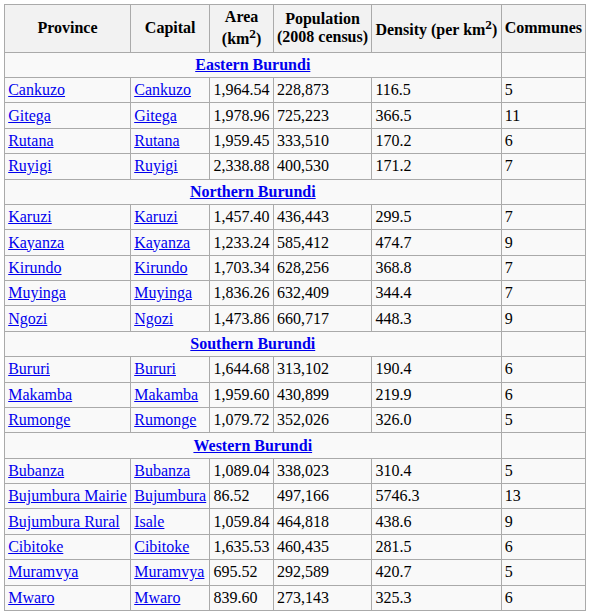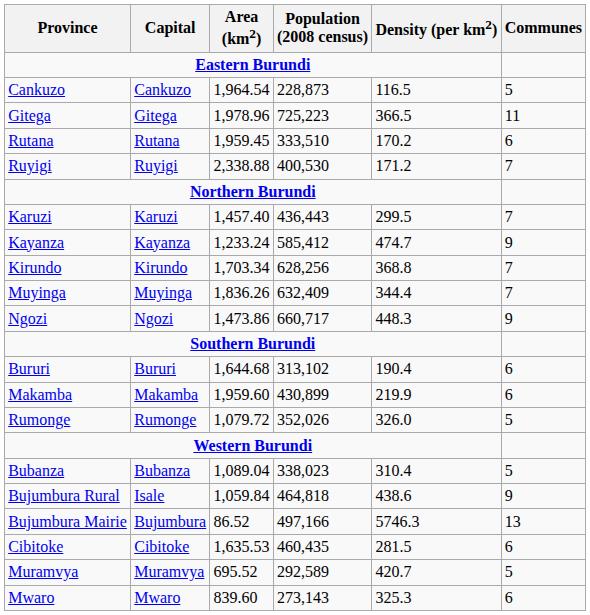rows swapped: (68, 496) <-> (64, 521)
